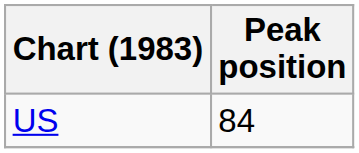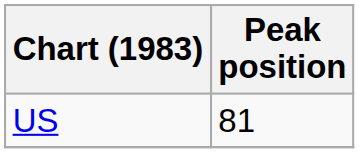(237, 119) 84 -> (237, 119) 81
